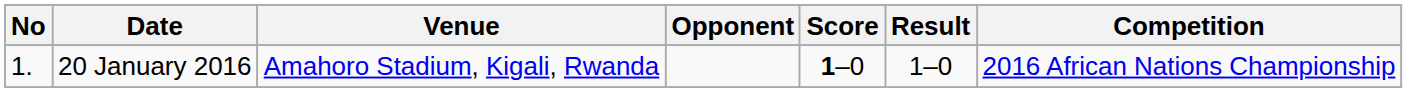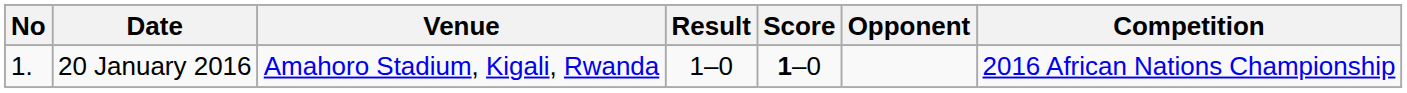columns swapped: (733, 25) <-> (931, 25)
